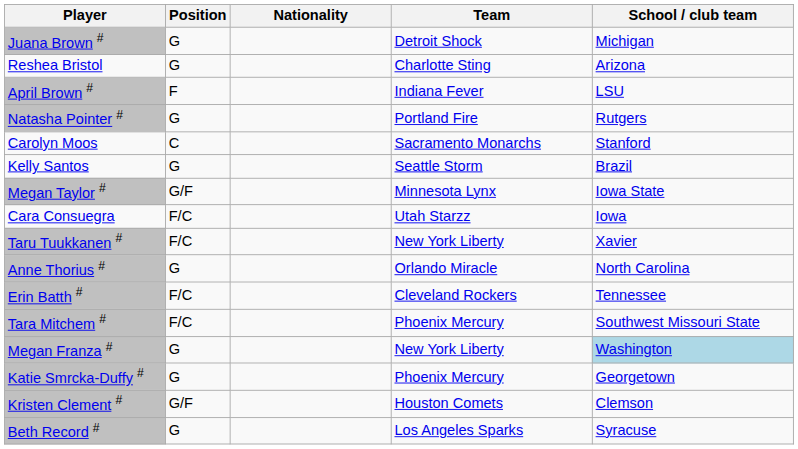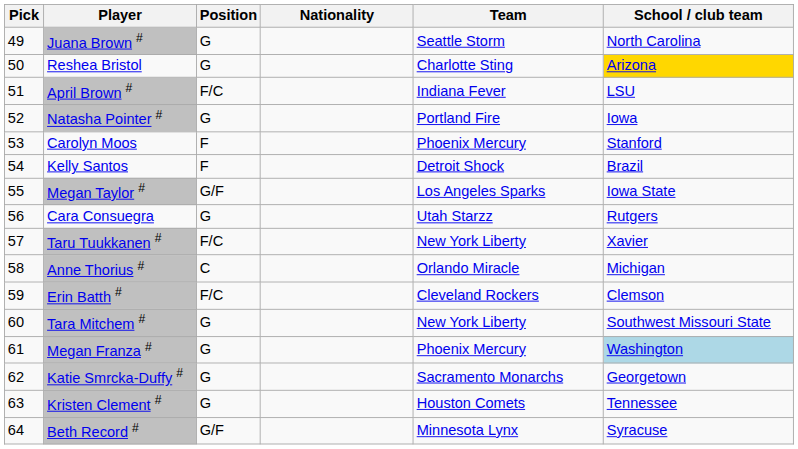+ column: (24, 16)
(438, 41) Detroit Shock -> (461, 41) Seattle Storm
(625, 41) Michigan -> (654, 41) North Carolina
(620, 66) no background -> (631, 66) gold background
(173, 91) F -> (211, 91) F/C
(621, 118) Rutgers -> (622, 118) Iowa
(174, 143) C -> (204, 143) F
(468, 143) Sacramento Monarchs -> (471, 143) Phoenix Mercury
(174, 166) G -> (204, 166) F
(439, 166) Seattle Storm -> (460, 166) Detroit Shock
(445, 191) Minnesota Lynx -> (481, 191) Los Angeles Sparks
(180, 216) F/C -> (205, 216) G
(611, 216) Iowa -> (632, 216) Rutgers
(174, 268) G -> (205, 268) C
(643, 268) North Carolina -> (636, 268) Michigan
(631, 295) Tennessee -> (635, 295) Clemson
(180, 322) F/C -> (205, 322) G
(449, 322) Phoenix Mercury -> (471, 322) New York Liberty
(449, 349) New York Liberty -> (471, 349) Phoenix Mercury
(449, 376) Phoenix Mercury -> (490, 376) Sacramento Monarchs
(181, 403) G/F -> (205, 403) G
(624, 403) Clemson -> (642, 403) Tennessee
(174, 430) G -> (212, 430) G/F
(459, 430) Los Angeles Sparks -> (467, 430) Minnesota Lynx
